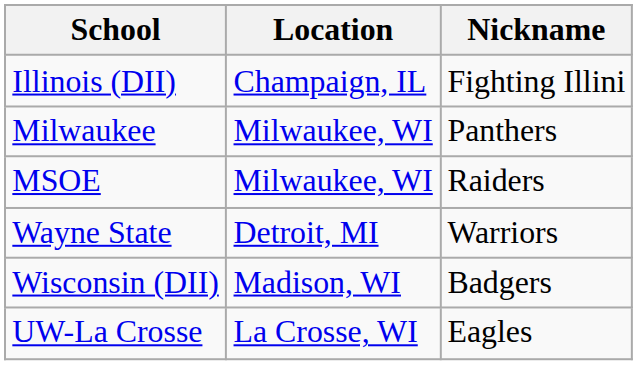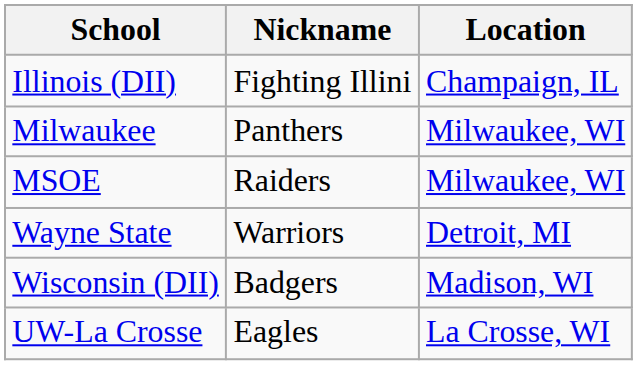columns swapped: (536, 29) <-> (333, 29)
